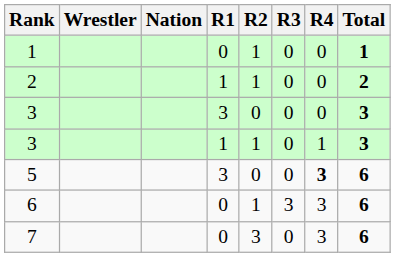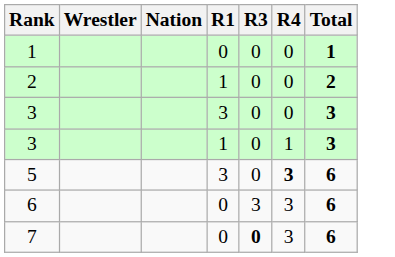- column: (256, 19)
(289, 236) normal -> (256, 236) bold
